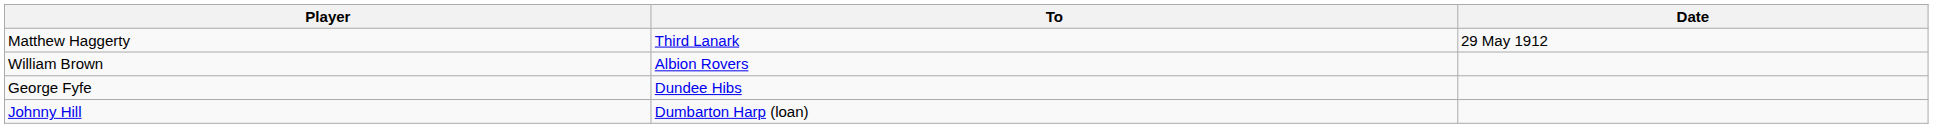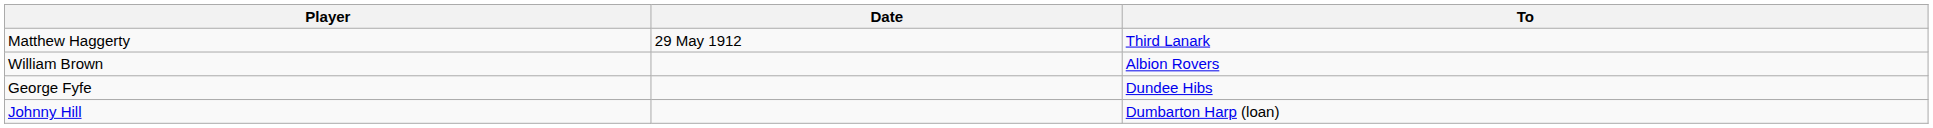columns swapped: (1054, 17) <-> (1693, 17)
